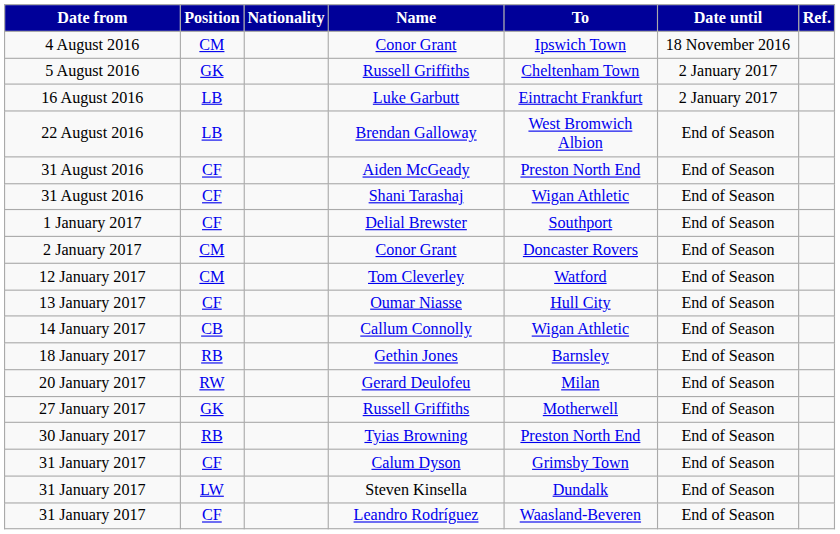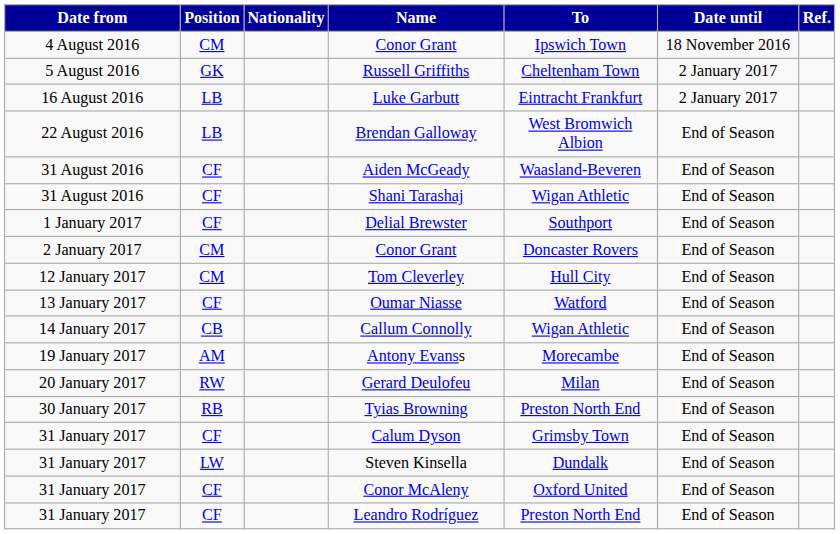(580, 170) Preston North End -> (580, 170) Waasland-Beveren
(580, 276) Watford -> (580, 276) Hull City
(580, 303) Hull City -> (580, 303) Watford
- row: (92, 356)
+ row: (92, 356)
- row: (92, 409)
+ row: (92, 489)
(580, 516) Waasland-Beveren -> (580, 516) Preston North End
